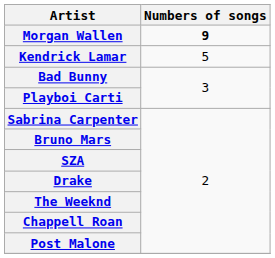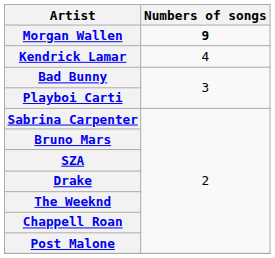(205, 56) 5 -> (205, 56) 4
